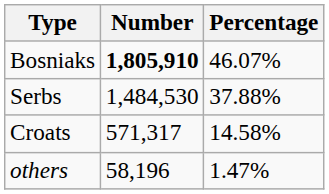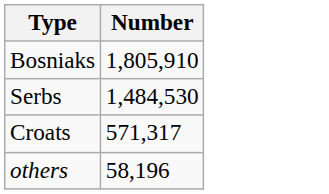- column: (264, 22)
(152, 59) bold -> (152, 59) normal
